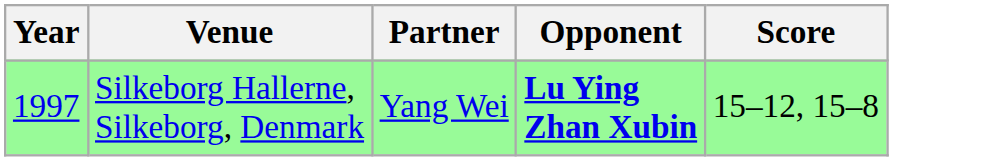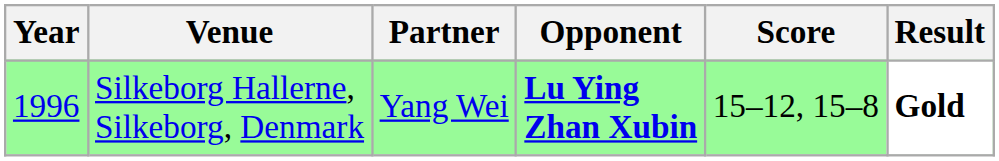+ column: (940, 32)
(46, 106) 1997 -> (46, 106) 1996
